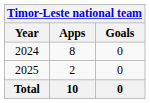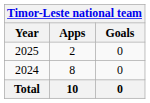rows swapped: (27, 51) <-> (27, 70)
